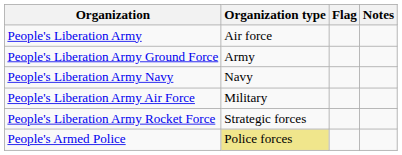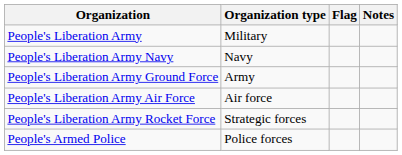(248, 35) Air force -> (246, 35) Military
rows swapped: (113, 56) <-> (90, 77)
(246, 98) Military -> (248, 98) Air force
(258, 139) khaki background -> (258, 139) no background
